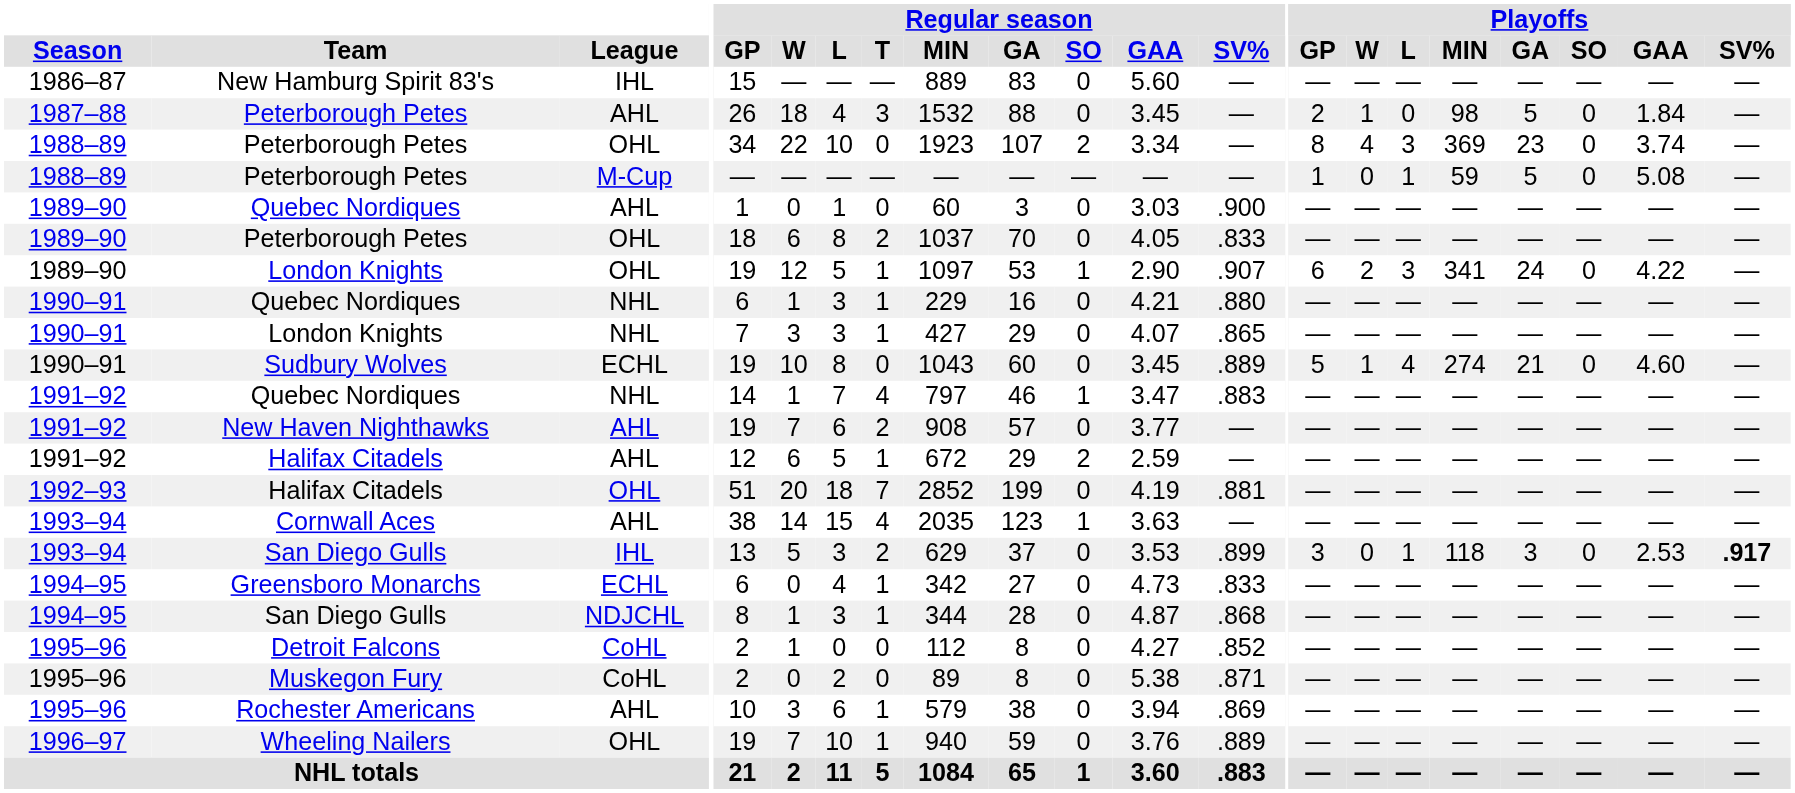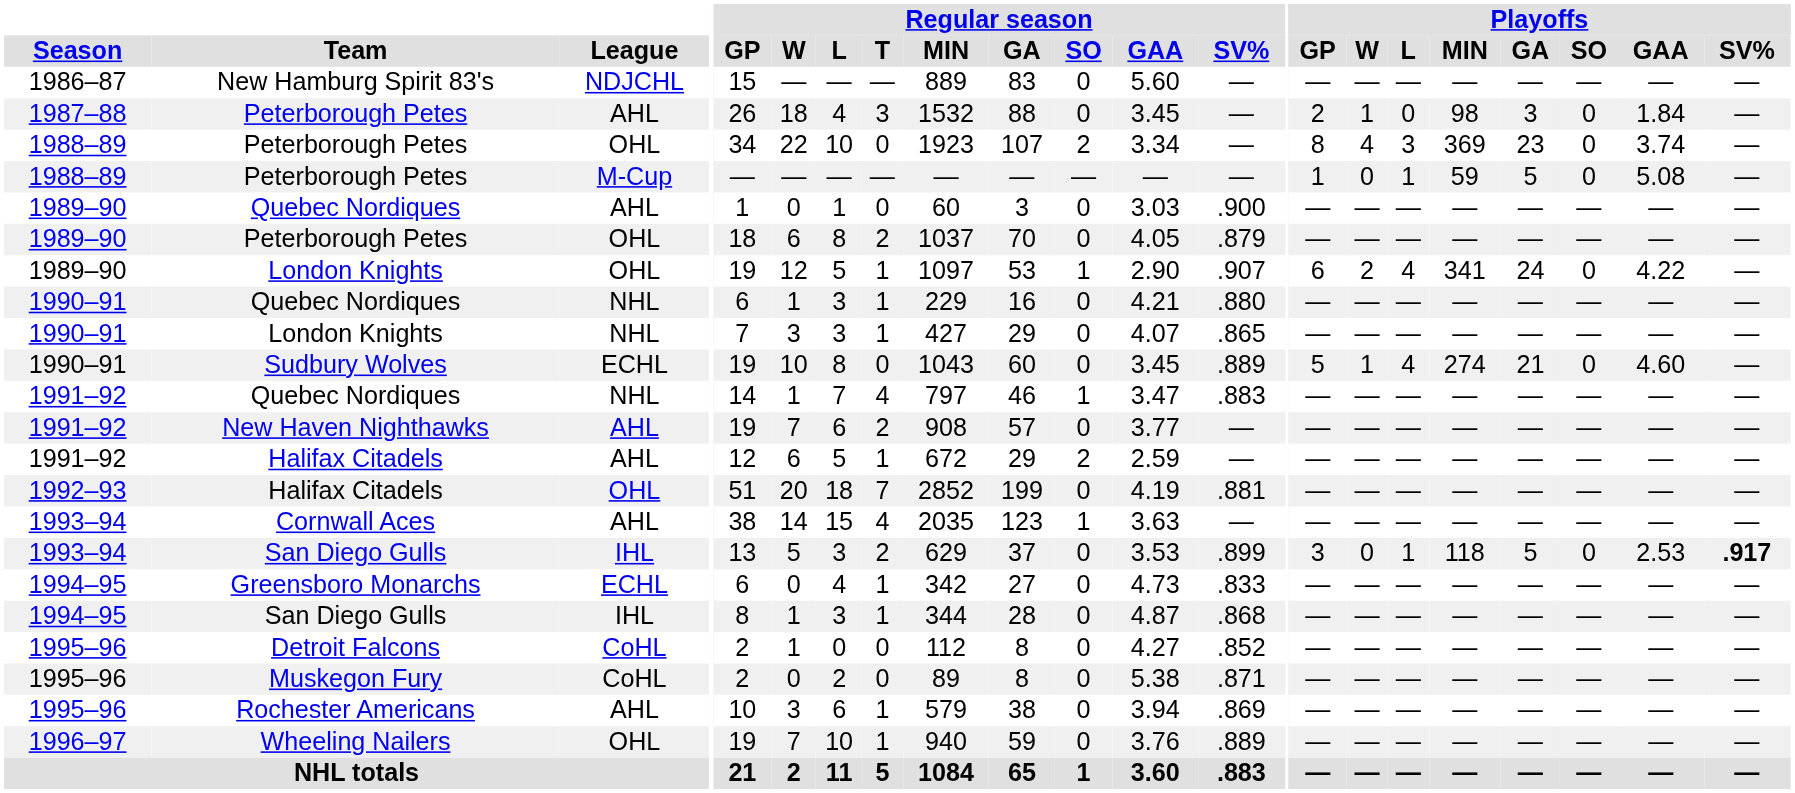(634, 82) IHL -> (634, 82) NDJCHL
(1530, 113) 5 -> (1530, 113) 3
(1241, 239) .833 -> (1241, 239) .879
(1408, 270) 3 -> (1408, 270) 4
(1530, 553) 3 -> (1530, 553) 5
(634, 616) NDJCHL -> (634, 616) IHL
